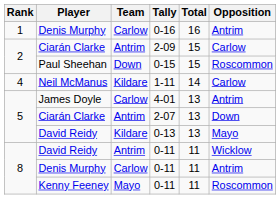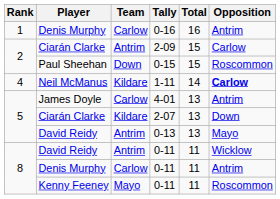(229, 82) normal -> (230, 82) bold
(129, 116) Antrim -> (131, 116) Kildare
(131, 133) Kildare -> (129, 133) Antrim
